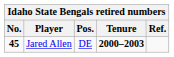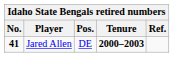(14, 44) 45 -> (14, 44) 41
